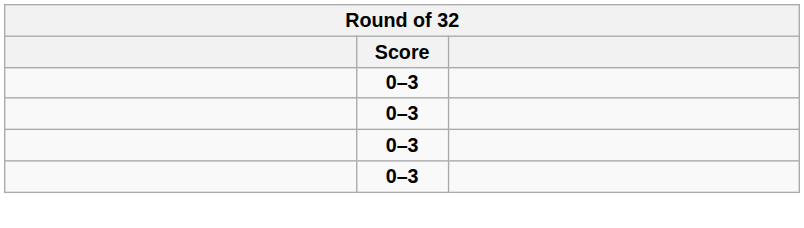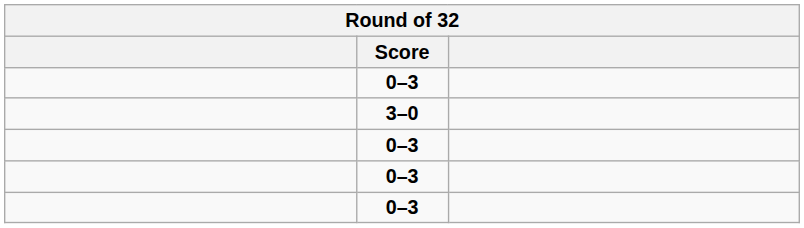+ row: (181, 114)
